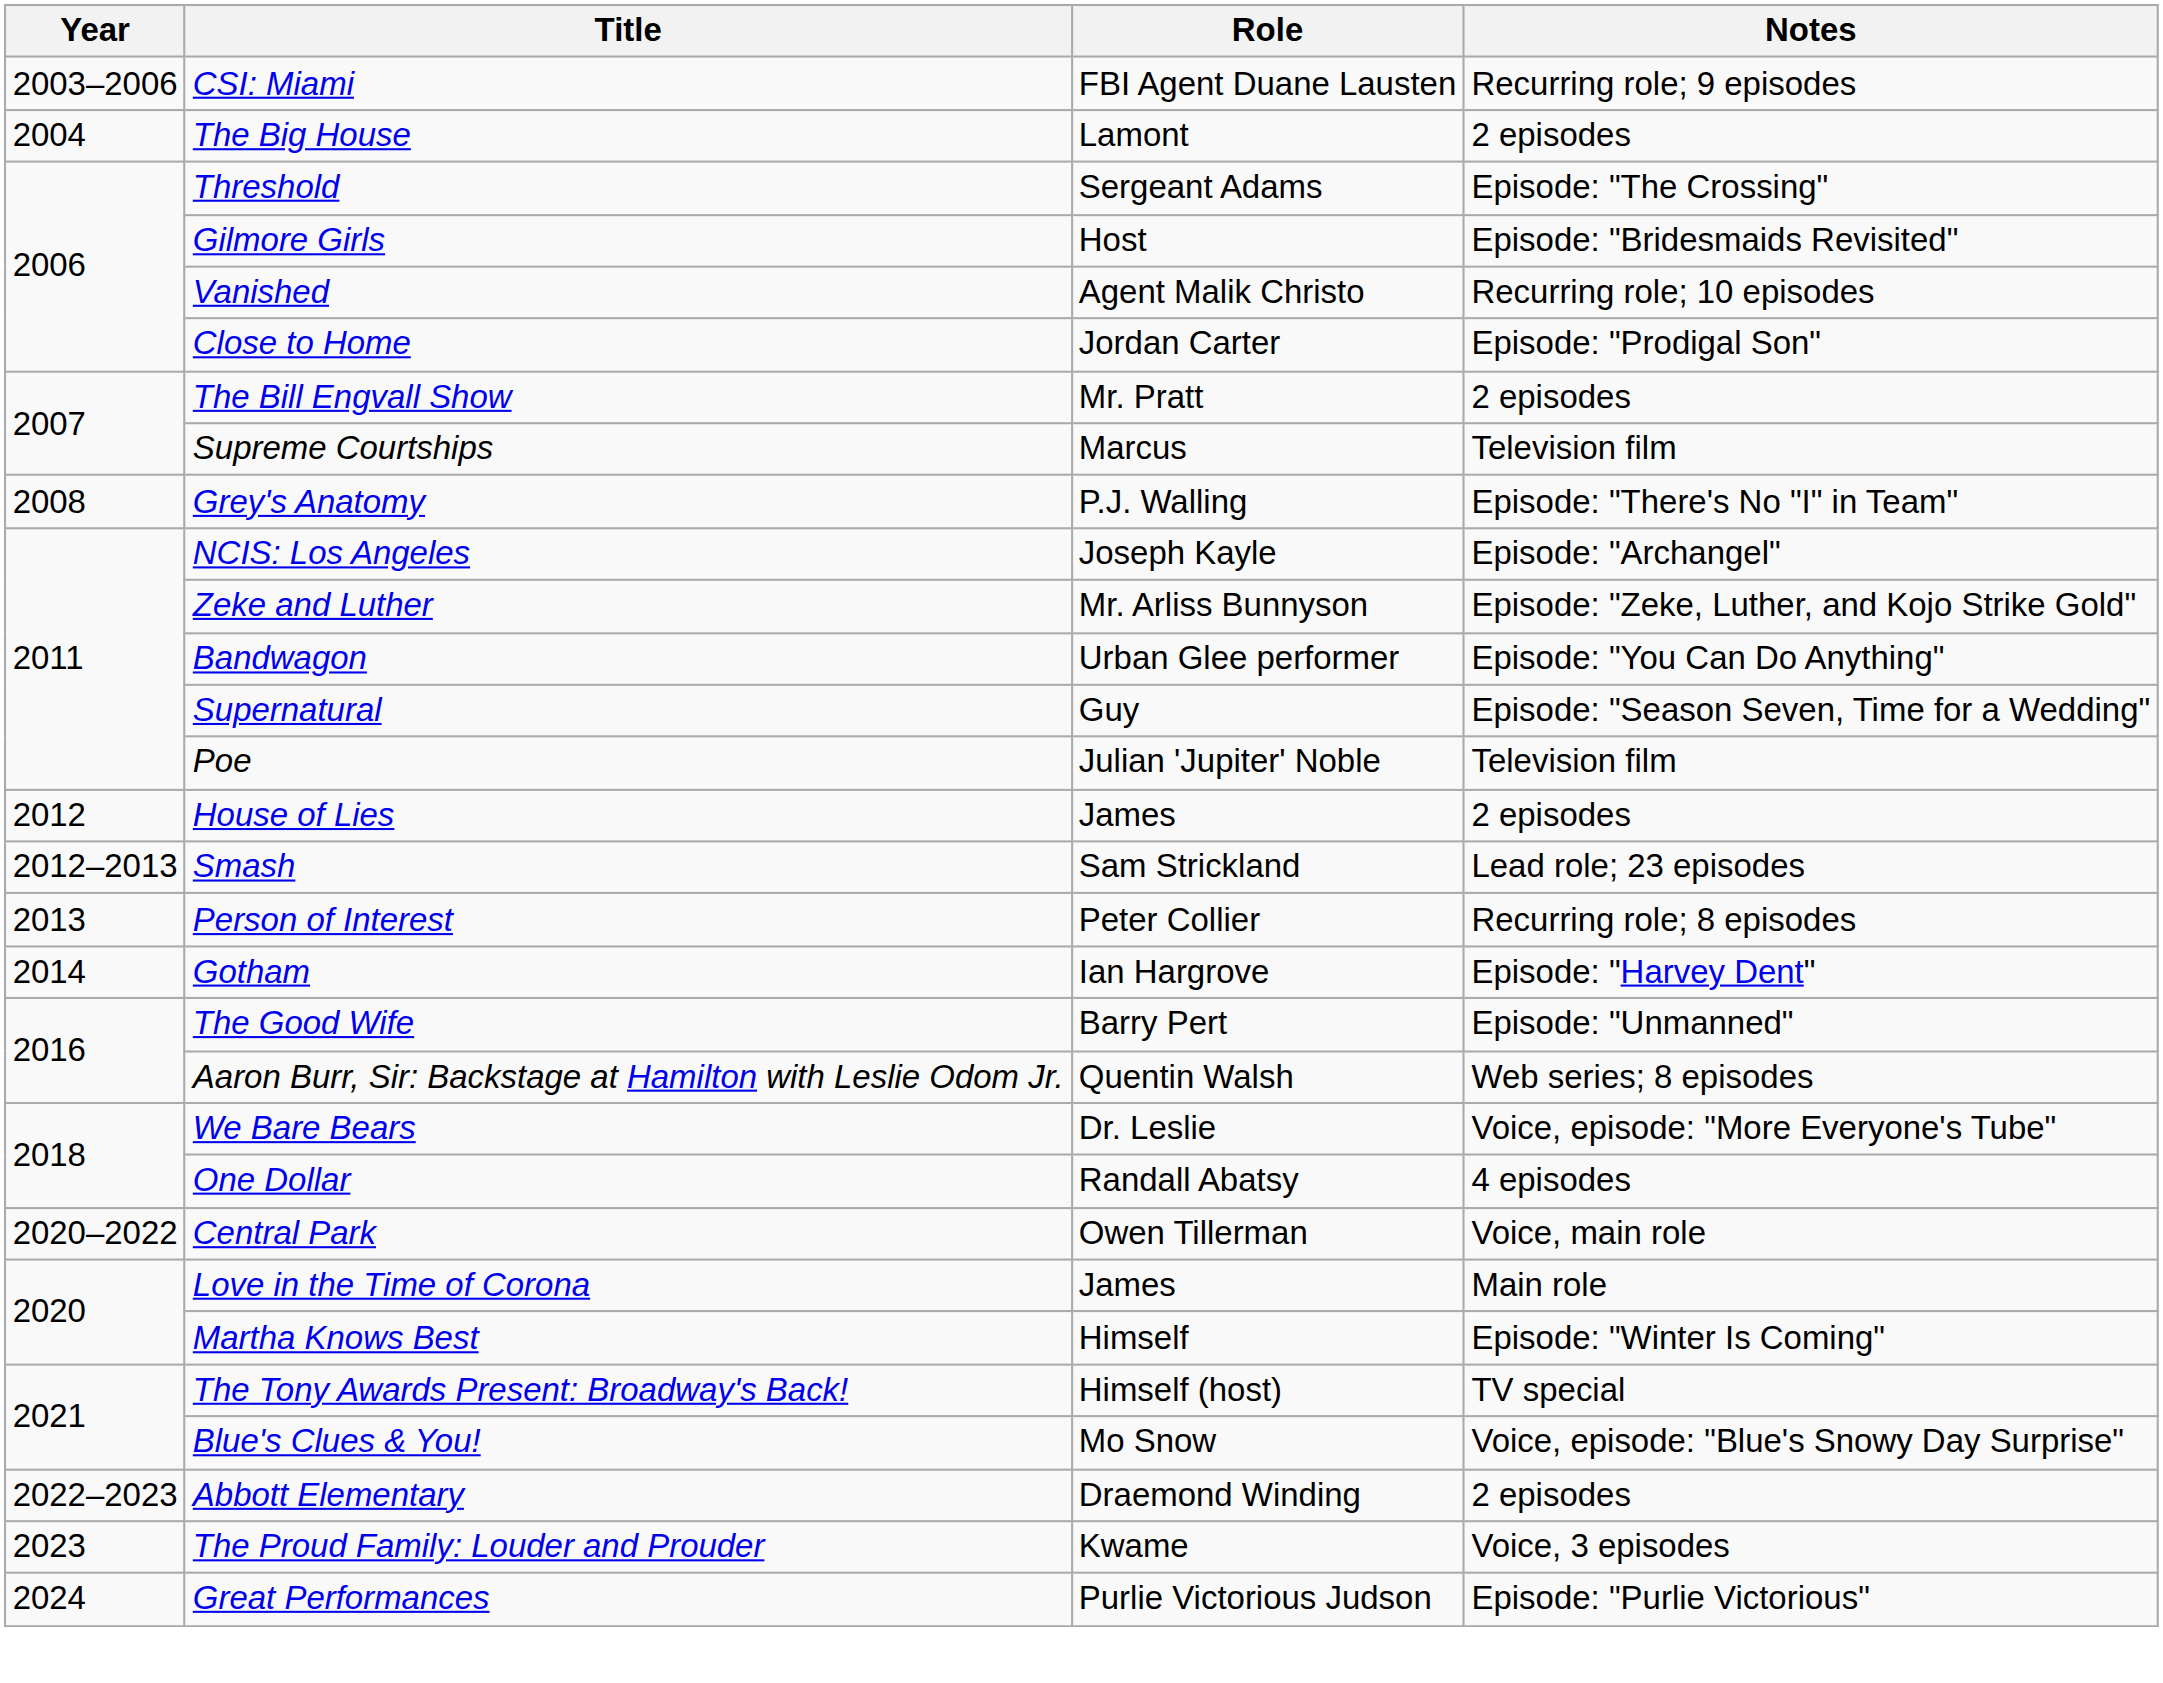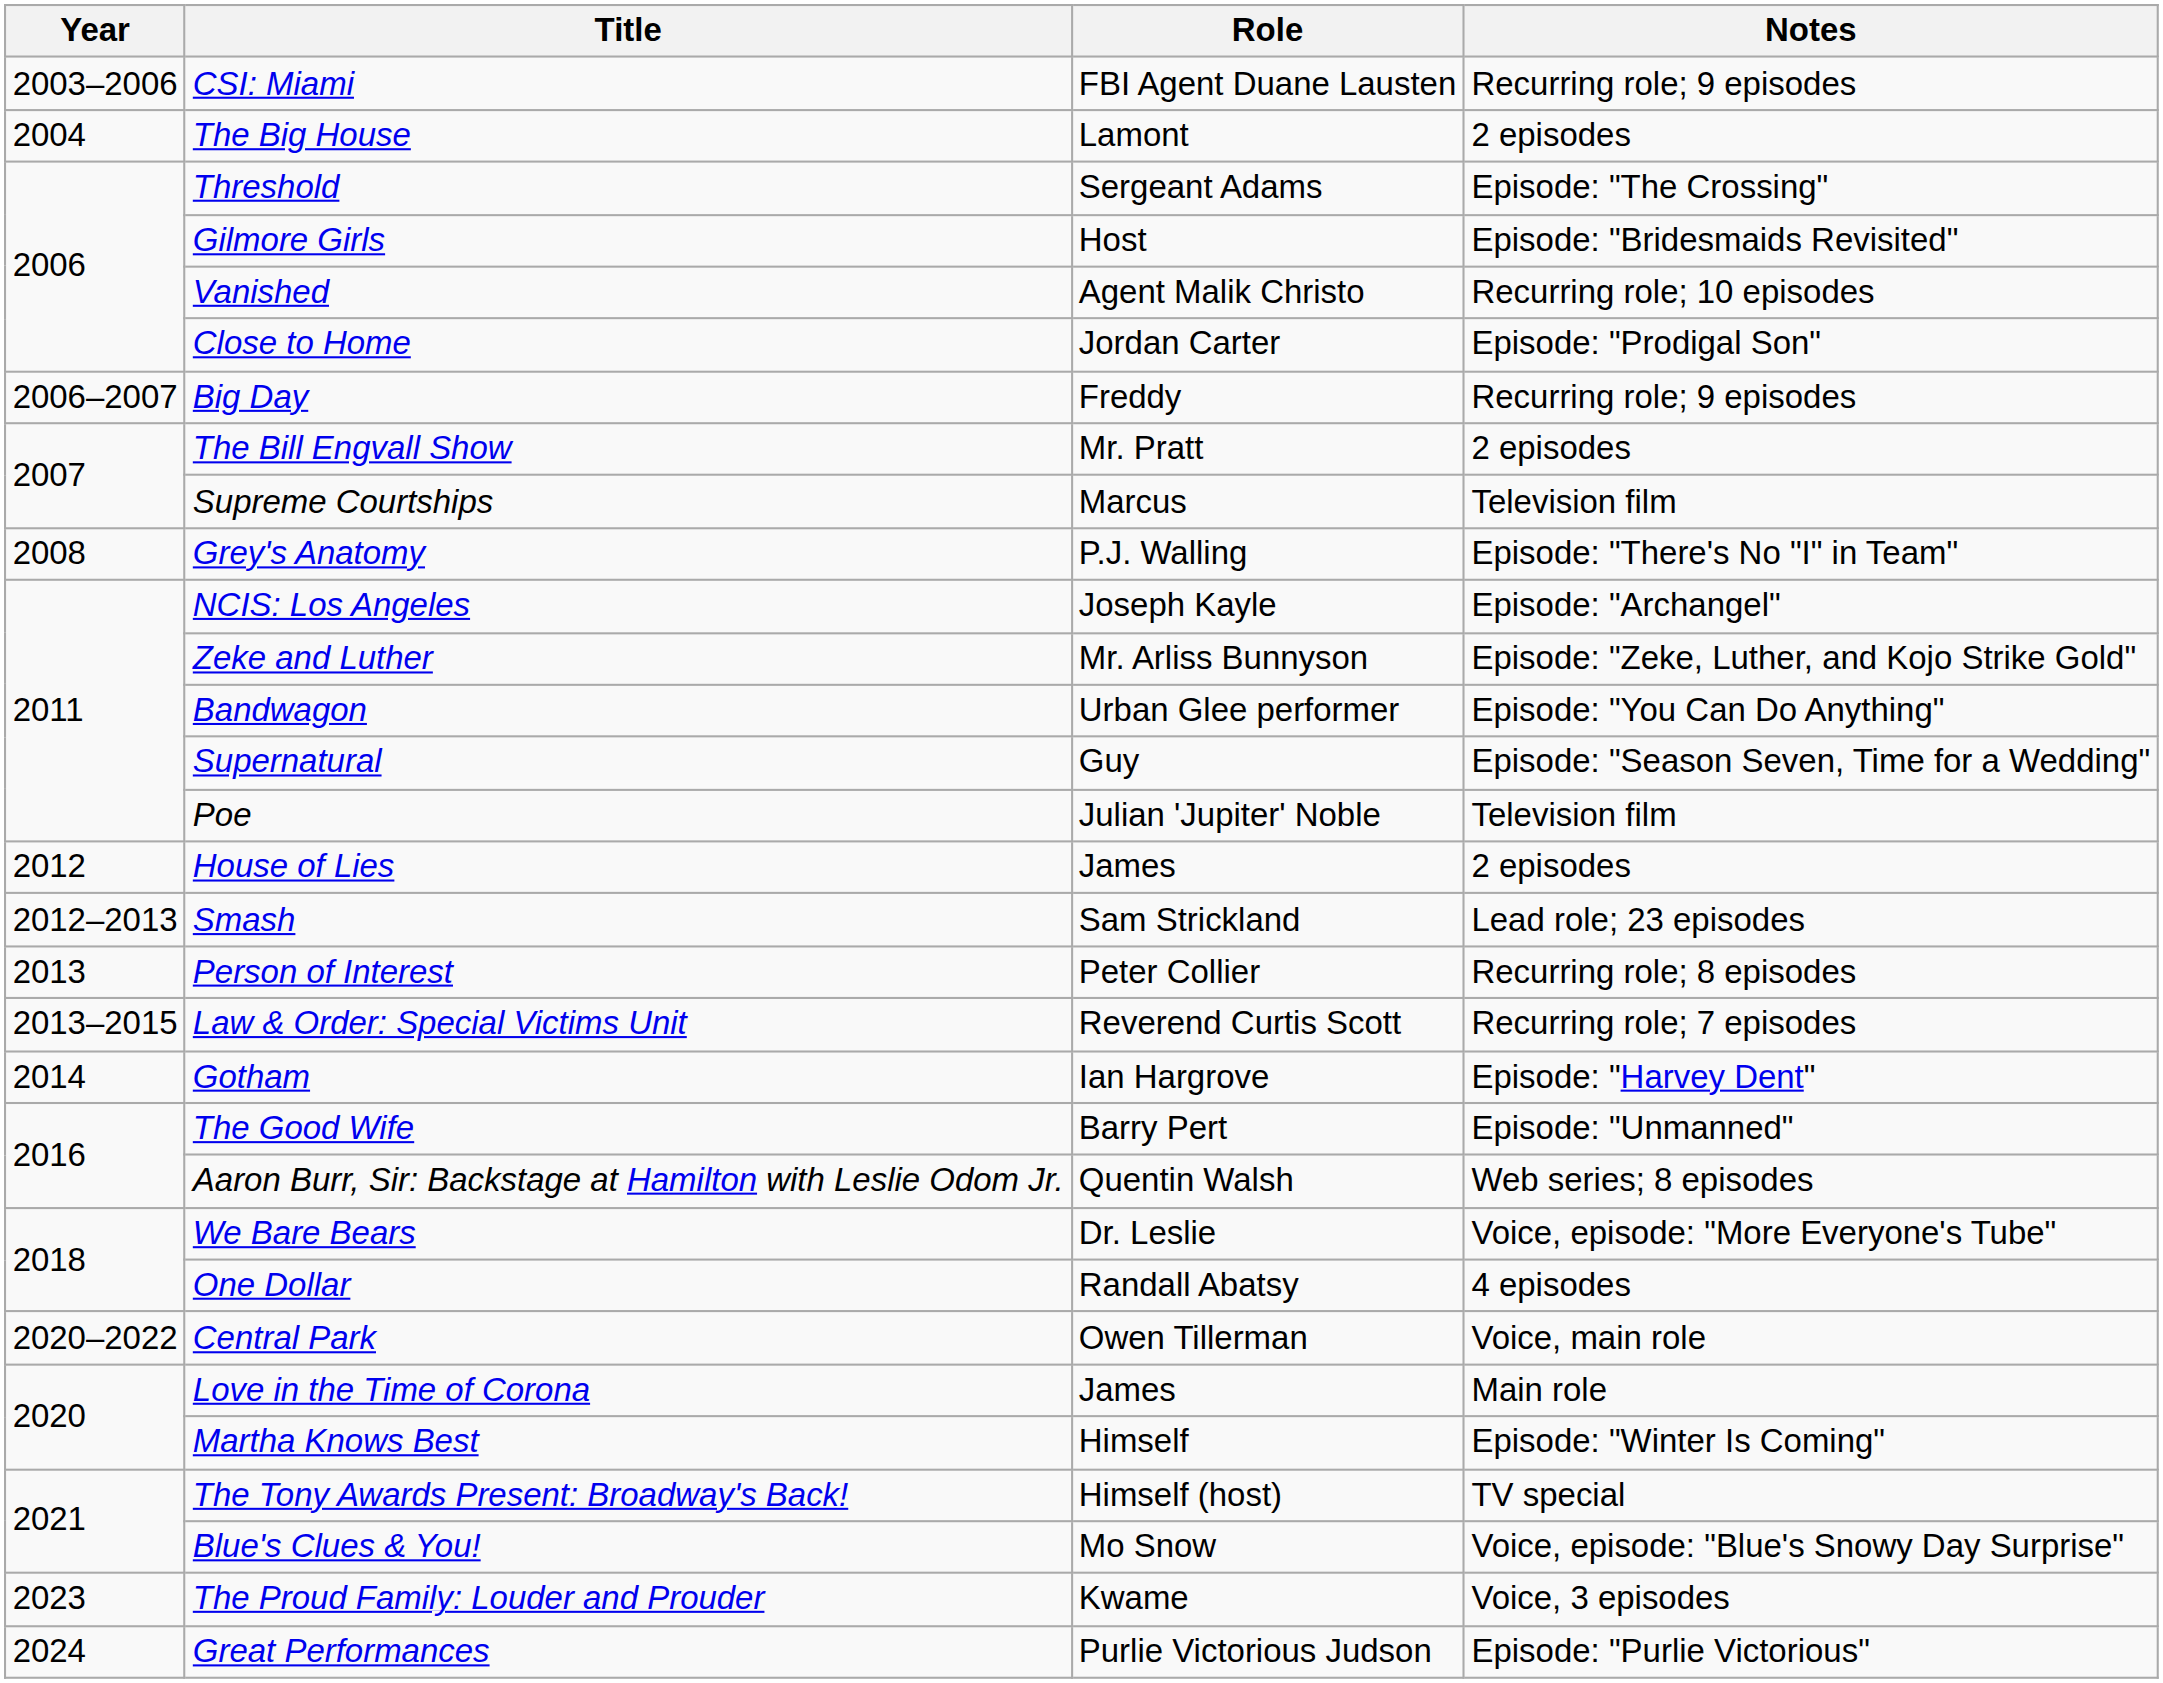+ row: (251, 396)
+ row: (440, 1023)
- row: (328, 1494)
